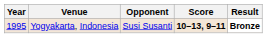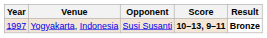(16, 26) 1995 -> (16, 26) 1997
